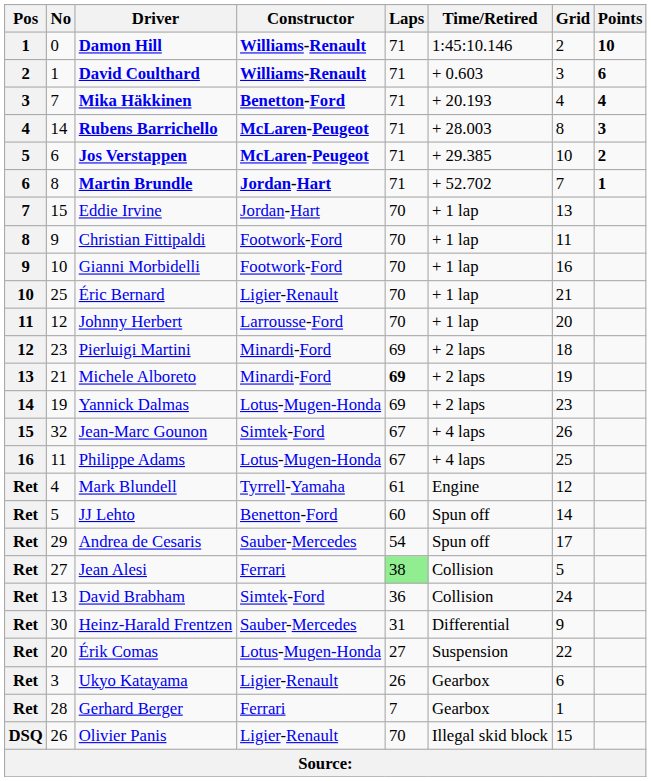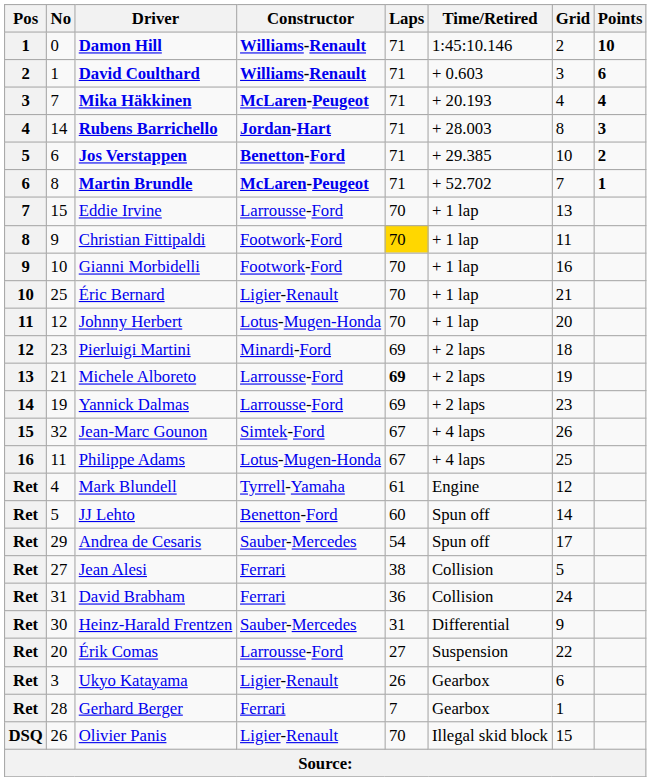(292, 101) Benetton-Ford -> (304, 101) McLaren-Peugeot
(304, 128) McLaren-Peugeot -> (286, 128) Jordan-Hart
(304, 156) McLaren-Peugeot -> (292, 156) Benetton-Ford
(286, 183) Jordan-Hart -> (304, 183) McLaren-Peugeot
(280, 211) Jordan-Hart -> (292, 211) Larrousse-Ford
(397, 239) no background -> (397, 239) gold background
(292, 321) Larrousse-Ford -> (311, 321) Lotus-Mugen-Honda
(286, 376) Minardi-Ford -> (292, 376) Larrousse-Ford
(311, 404) Lotus-Mugen-Honda -> (292, 404) Larrousse-Ford
(397, 569) lightgreen background -> (397, 569) no background
(59, 597) 13 -> (59, 597) 31
(282, 597) Simtek-Ford -> (263, 597) Ferrari
(311, 652) Lotus-Mugen-Honda -> (292, 652) Larrousse-Ford
